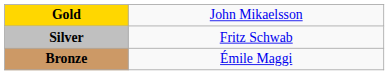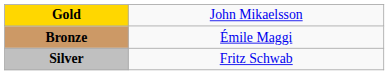rows swapped: (66, 37) <-> (66, 59)
